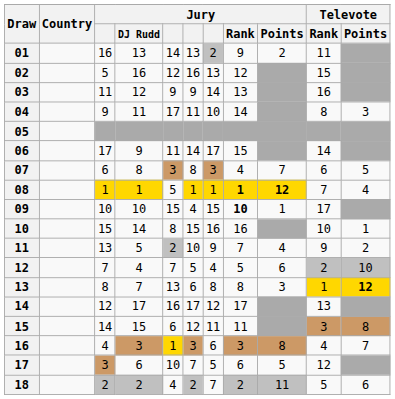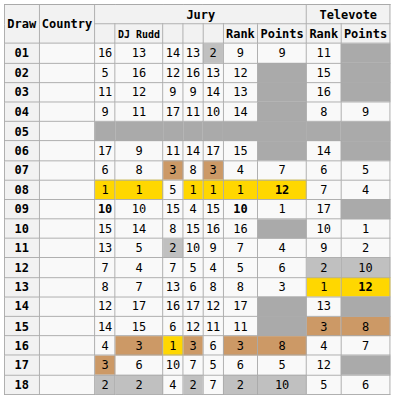(282, 53) 2 -> (282, 53) 9
(365, 112) 3 -> (365, 112) 9
(240, 190) bold -> (240, 190) normal
(105, 209) normal -> (105, 209) bold
(282, 385) 11 -> (282, 385) 10
